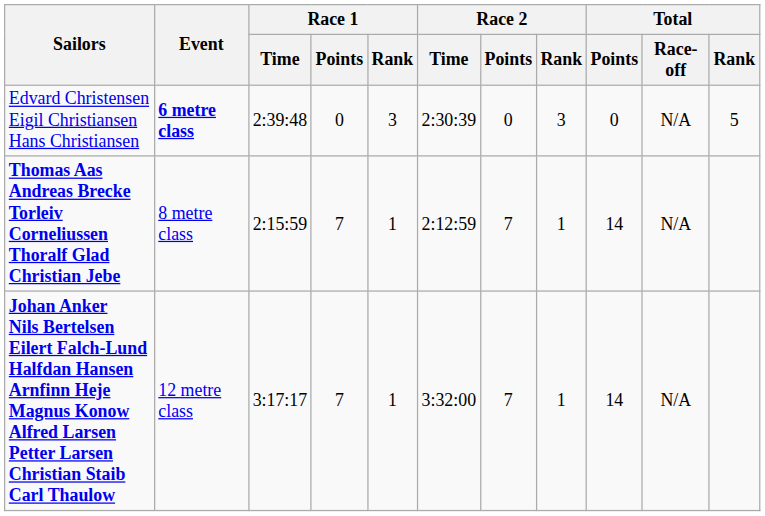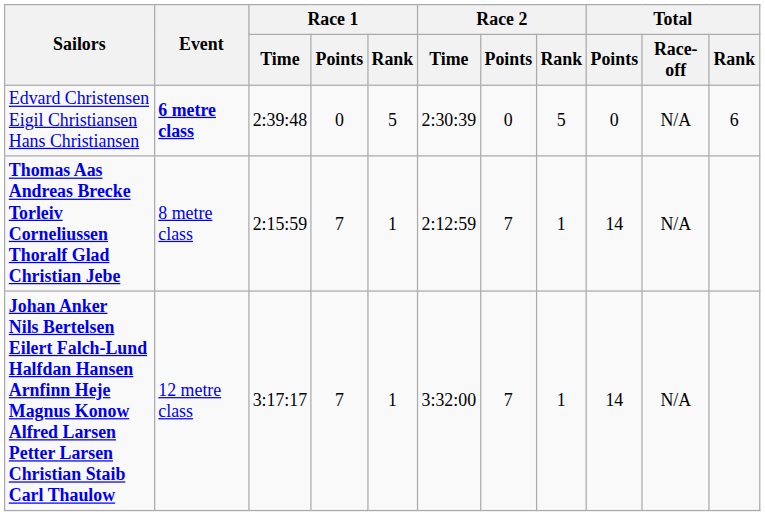(392, 120) 3 -> (392, 120) 5
(561, 120) 3 -> (561, 120) 5
(734, 120) 5 -> (734, 120) 6
